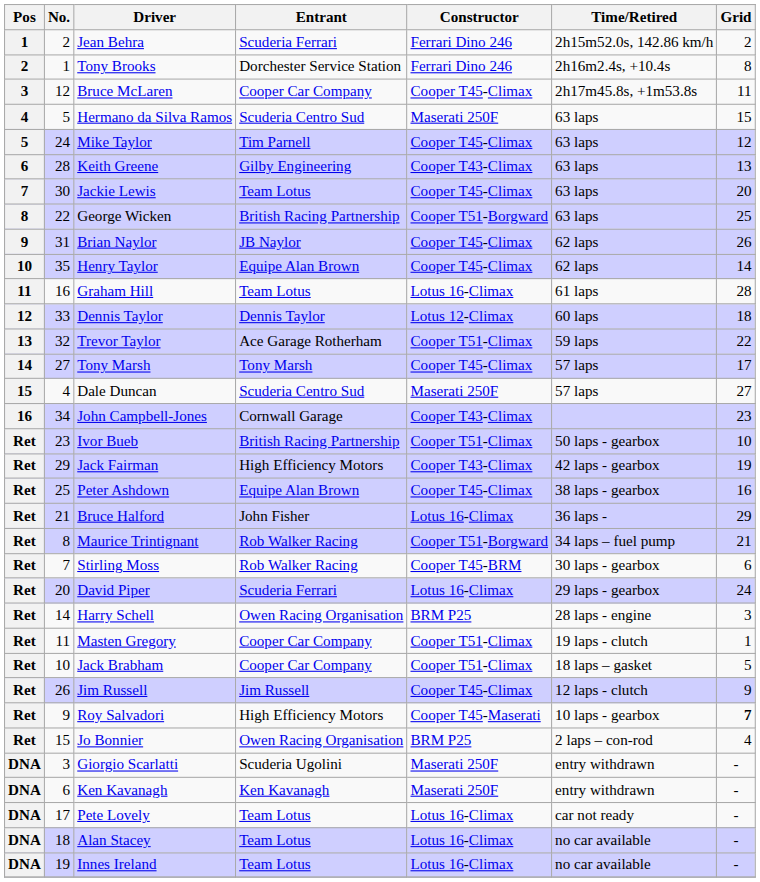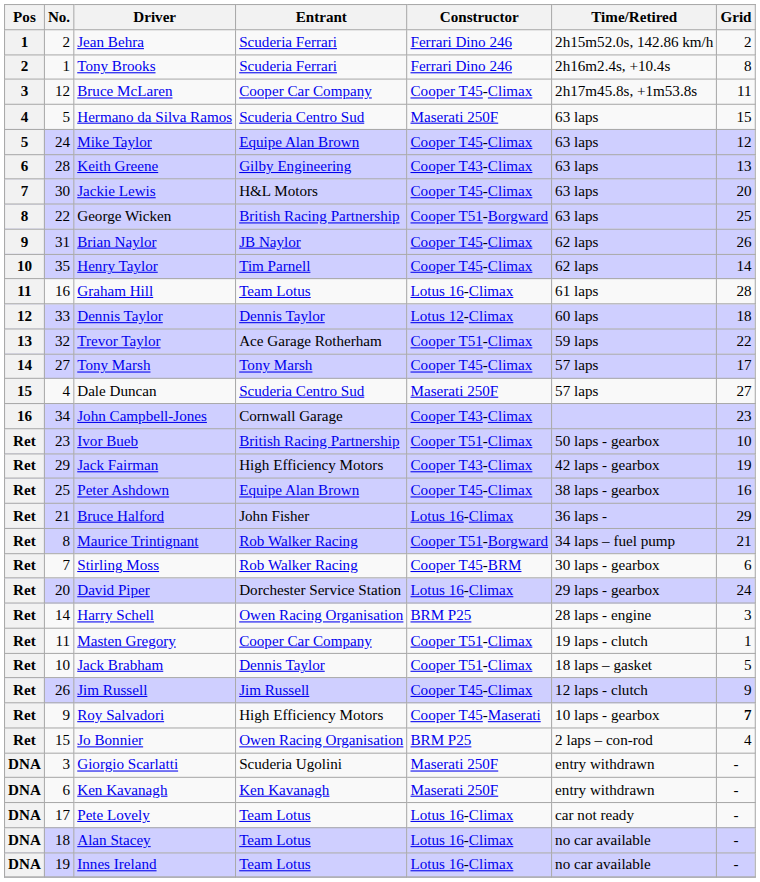(320, 67) Dorchester Service Station -> (288, 67) Scuderia Ferrari
(275, 142) Tim Parnell -> (299, 142) Equipe Alan Brown
(275, 191) Team Lotus -> (279, 191) H&L Motors
(299, 266) Equipe Alan Brown -> (275, 266) Tim Parnell
(288, 590) Scuderia Ferrari -> (320, 590) Dorchester Service Station
(305, 665) Cooper Car Company -> (282, 665) Dennis Taylor
